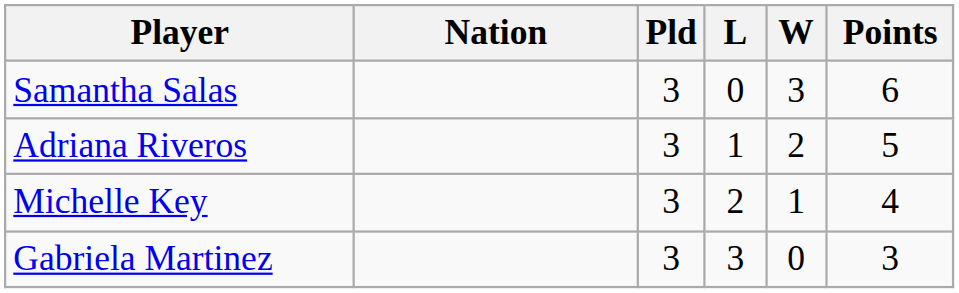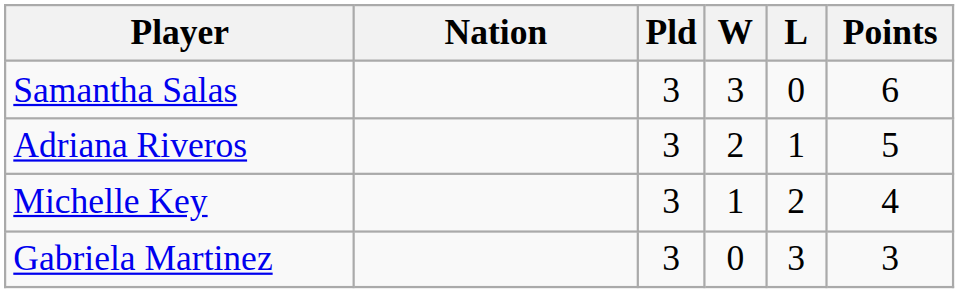columns swapped: (796, 32) <-> (735, 32)
